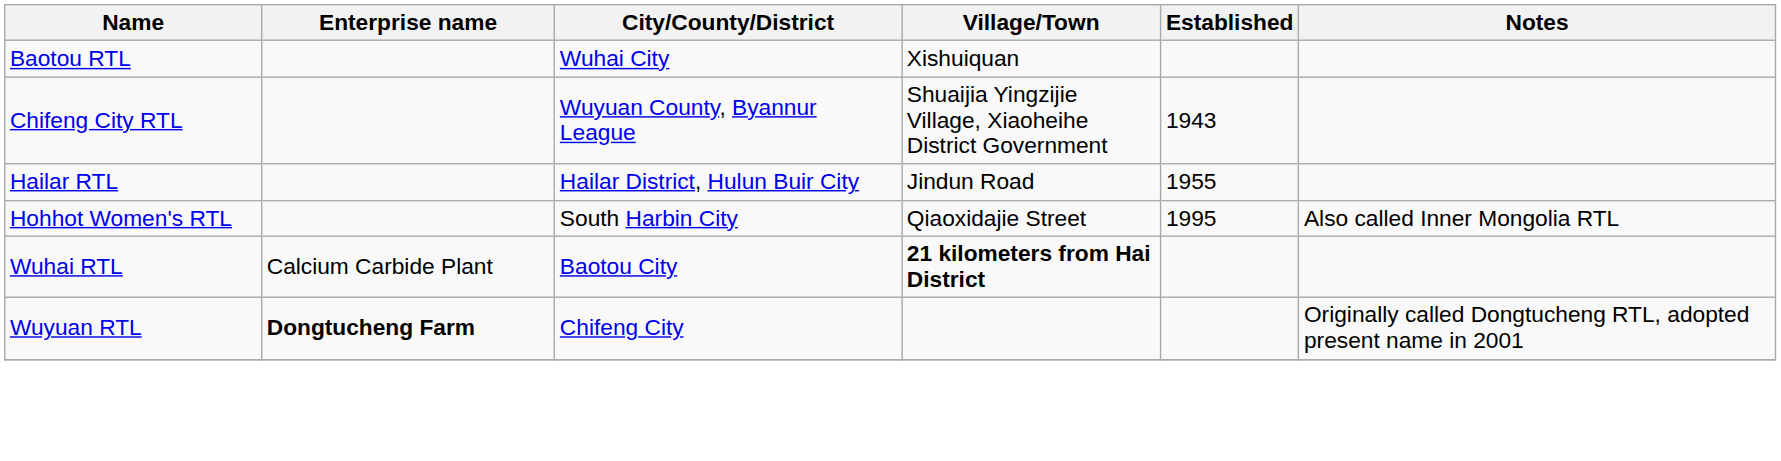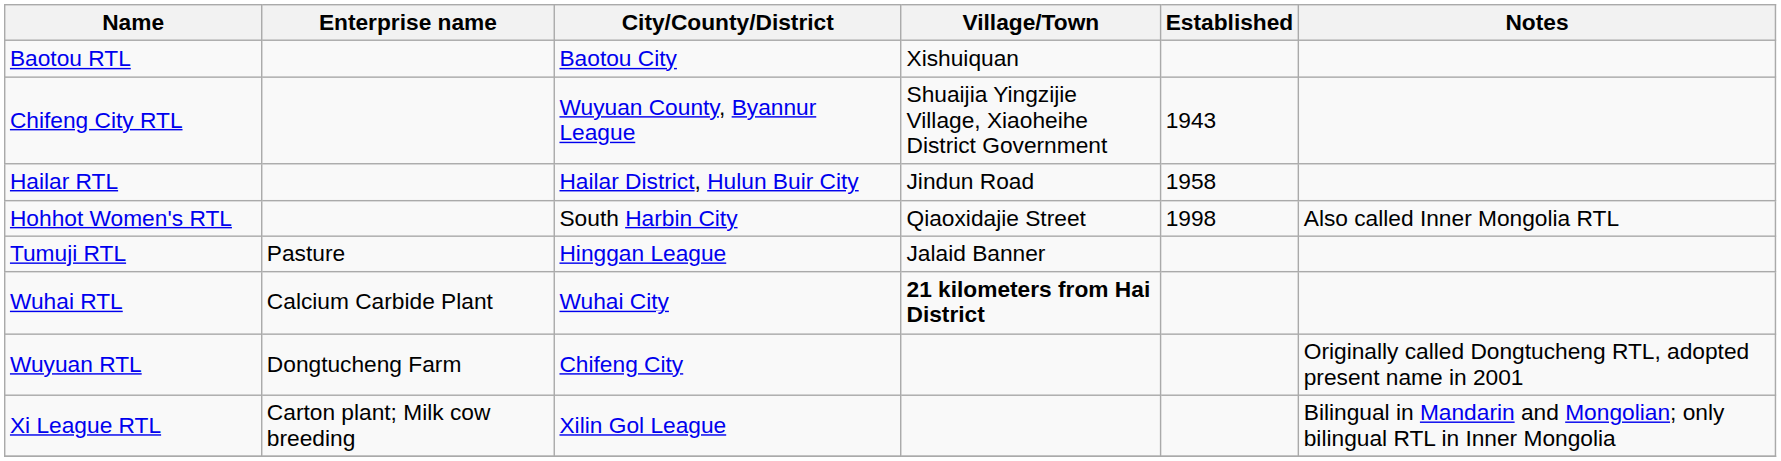(615, 58) Wuhai City -> (618, 58) Baotou City
(1191, 181) 1955 -> (1191, 181) 1958
(1191, 217) 1995 -> (1191, 217) 1998
+ row: (68, 253)
(619, 266) Baotou City -> (614, 302) Wuhai City
(371, 328) bold -> (364, 364) normal
+ row: (86, 425)
